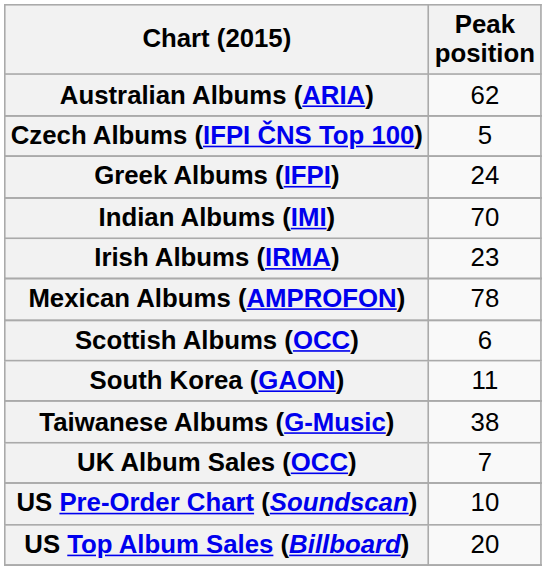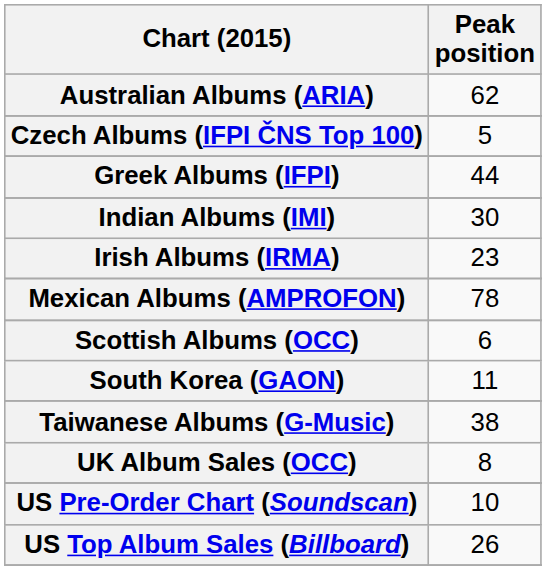(485, 176) 24 -> (485, 176) 44
(485, 217) 70 -> (485, 217) 30
(485, 462) 7 -> (485, 462) 8
(485, 544) 20 -> (485, 544) 26
